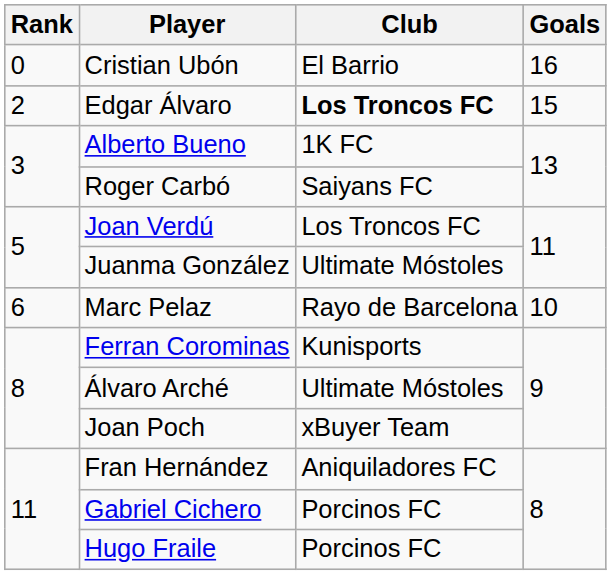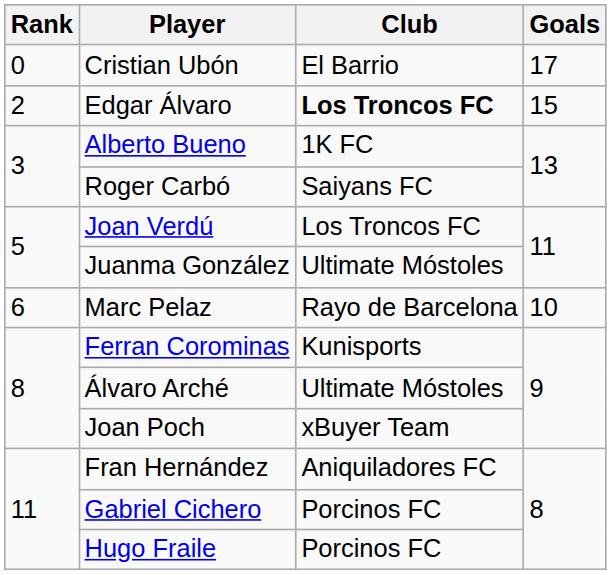(544, 65) 16 -> (544, 65) 17
